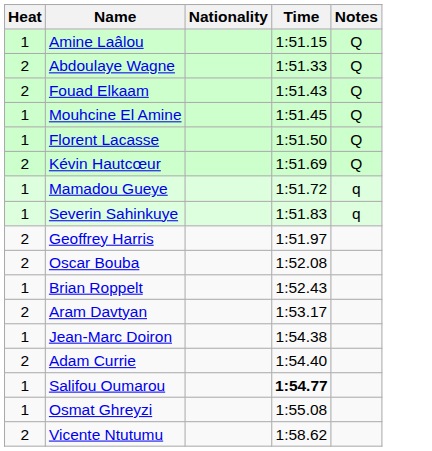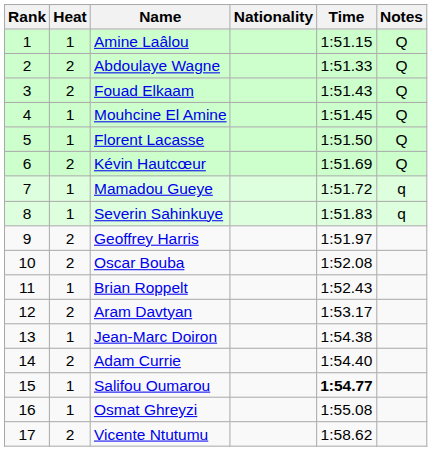+ column: (27, 17)
